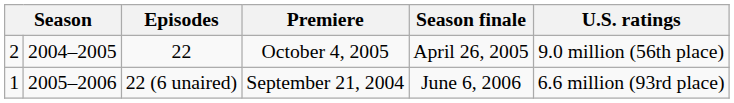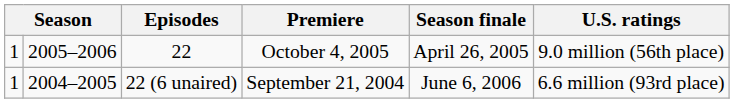(14, 51) 2 -> (14, 51) 1
(72, 51) 2004–2005 -> (72, 51) 2005–2006
(72, 82) 2005–2006 -> (72, 82) 2004–2005
